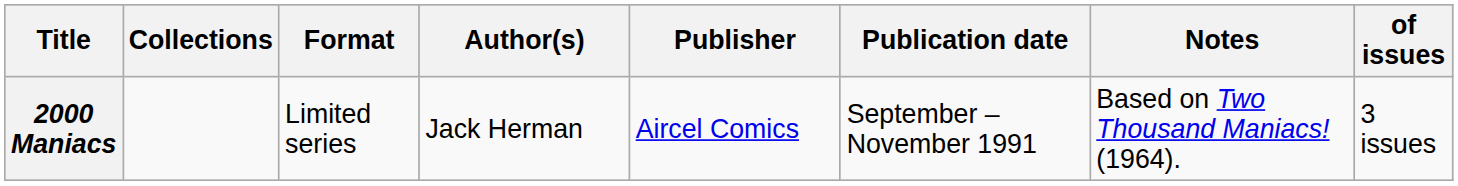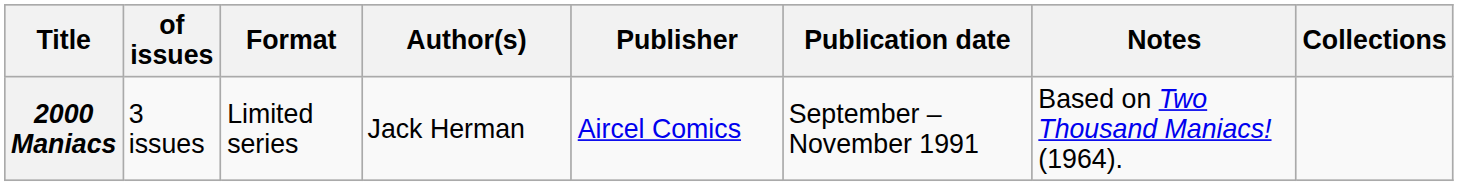columns swapped: (1404, 40) <-> (201, 40)
